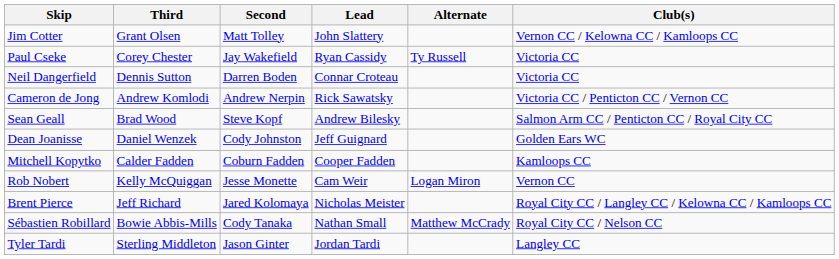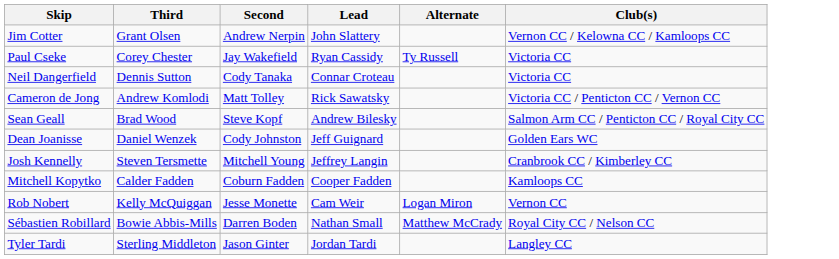(253, 35) Matt Tolley -> (264, 35) Andrew Nerpin
(260, 77) Darren Boden -> (257, 77) Cody Tanaka
(264, 98) Andrew Nerpin -> (253, 98) Matt Tolley
+ row: (45, 160)
- row: (40, 202)
(257, 222) Cody Tanaka -> (260, 222) Darren Boden
